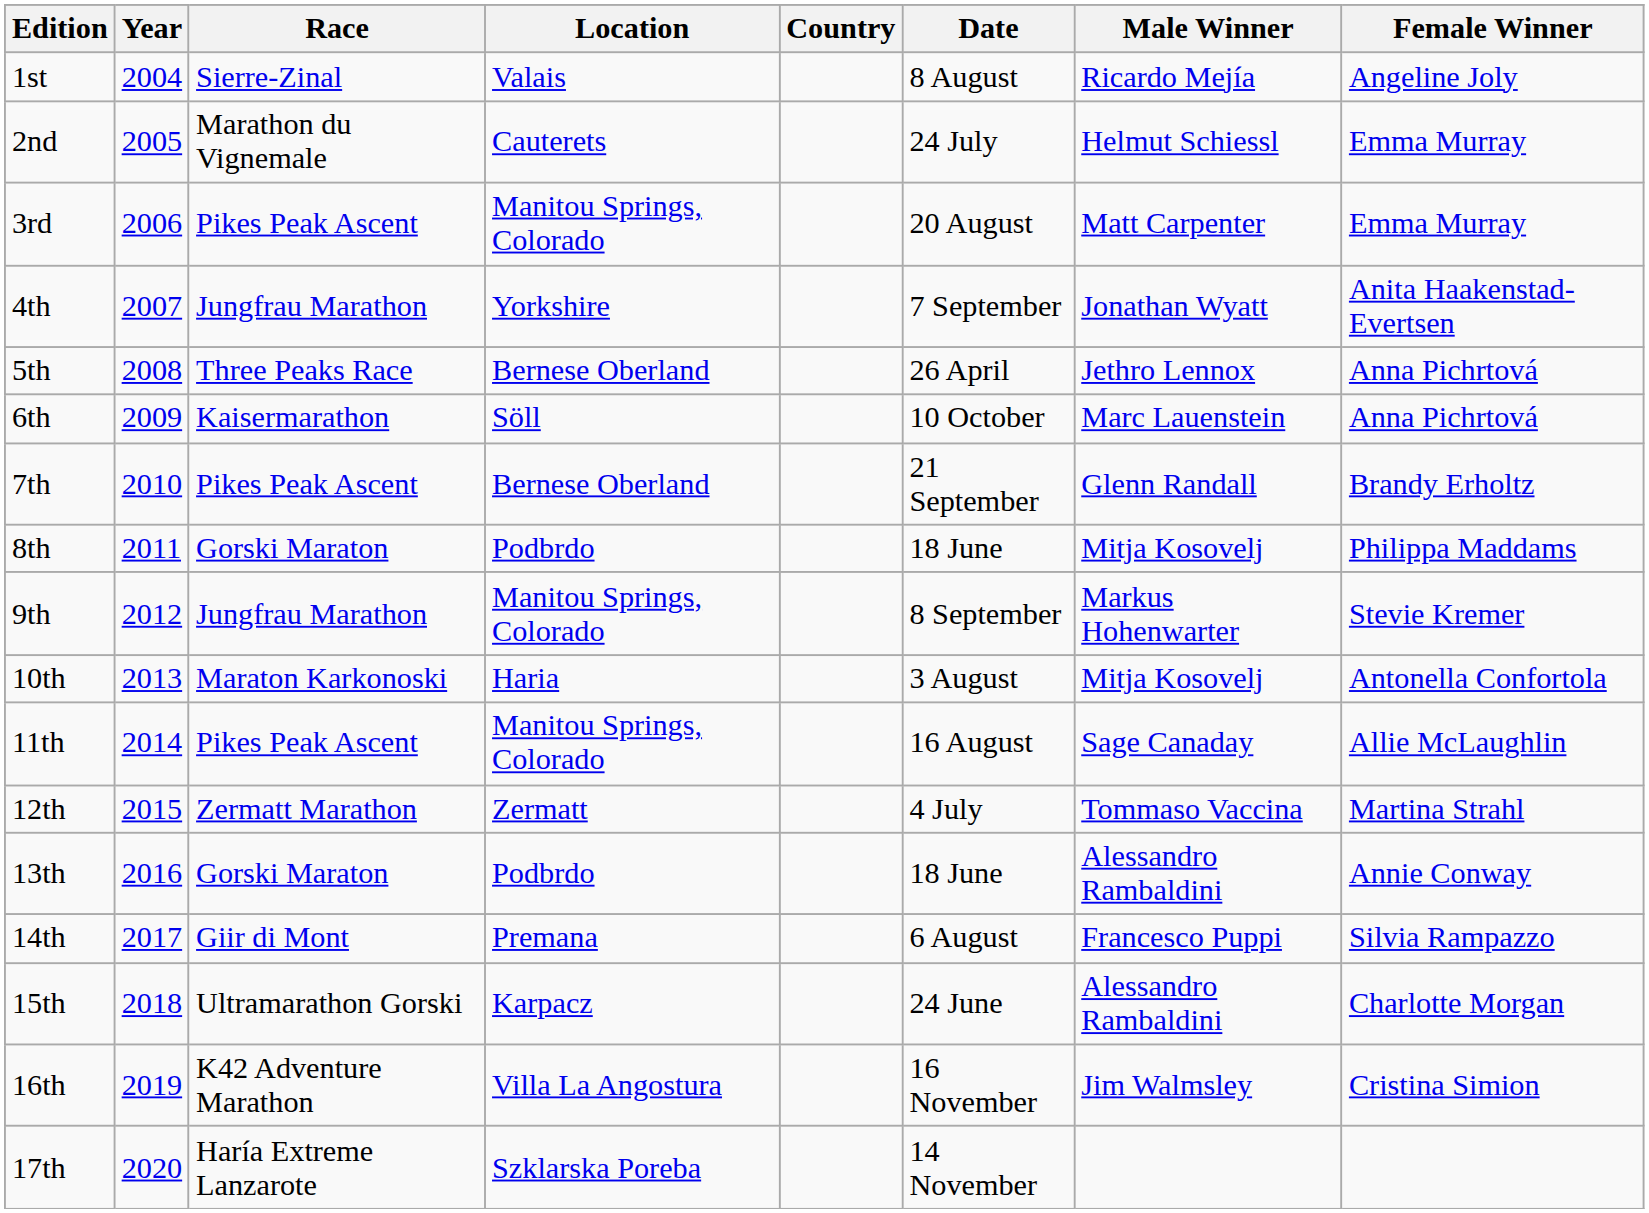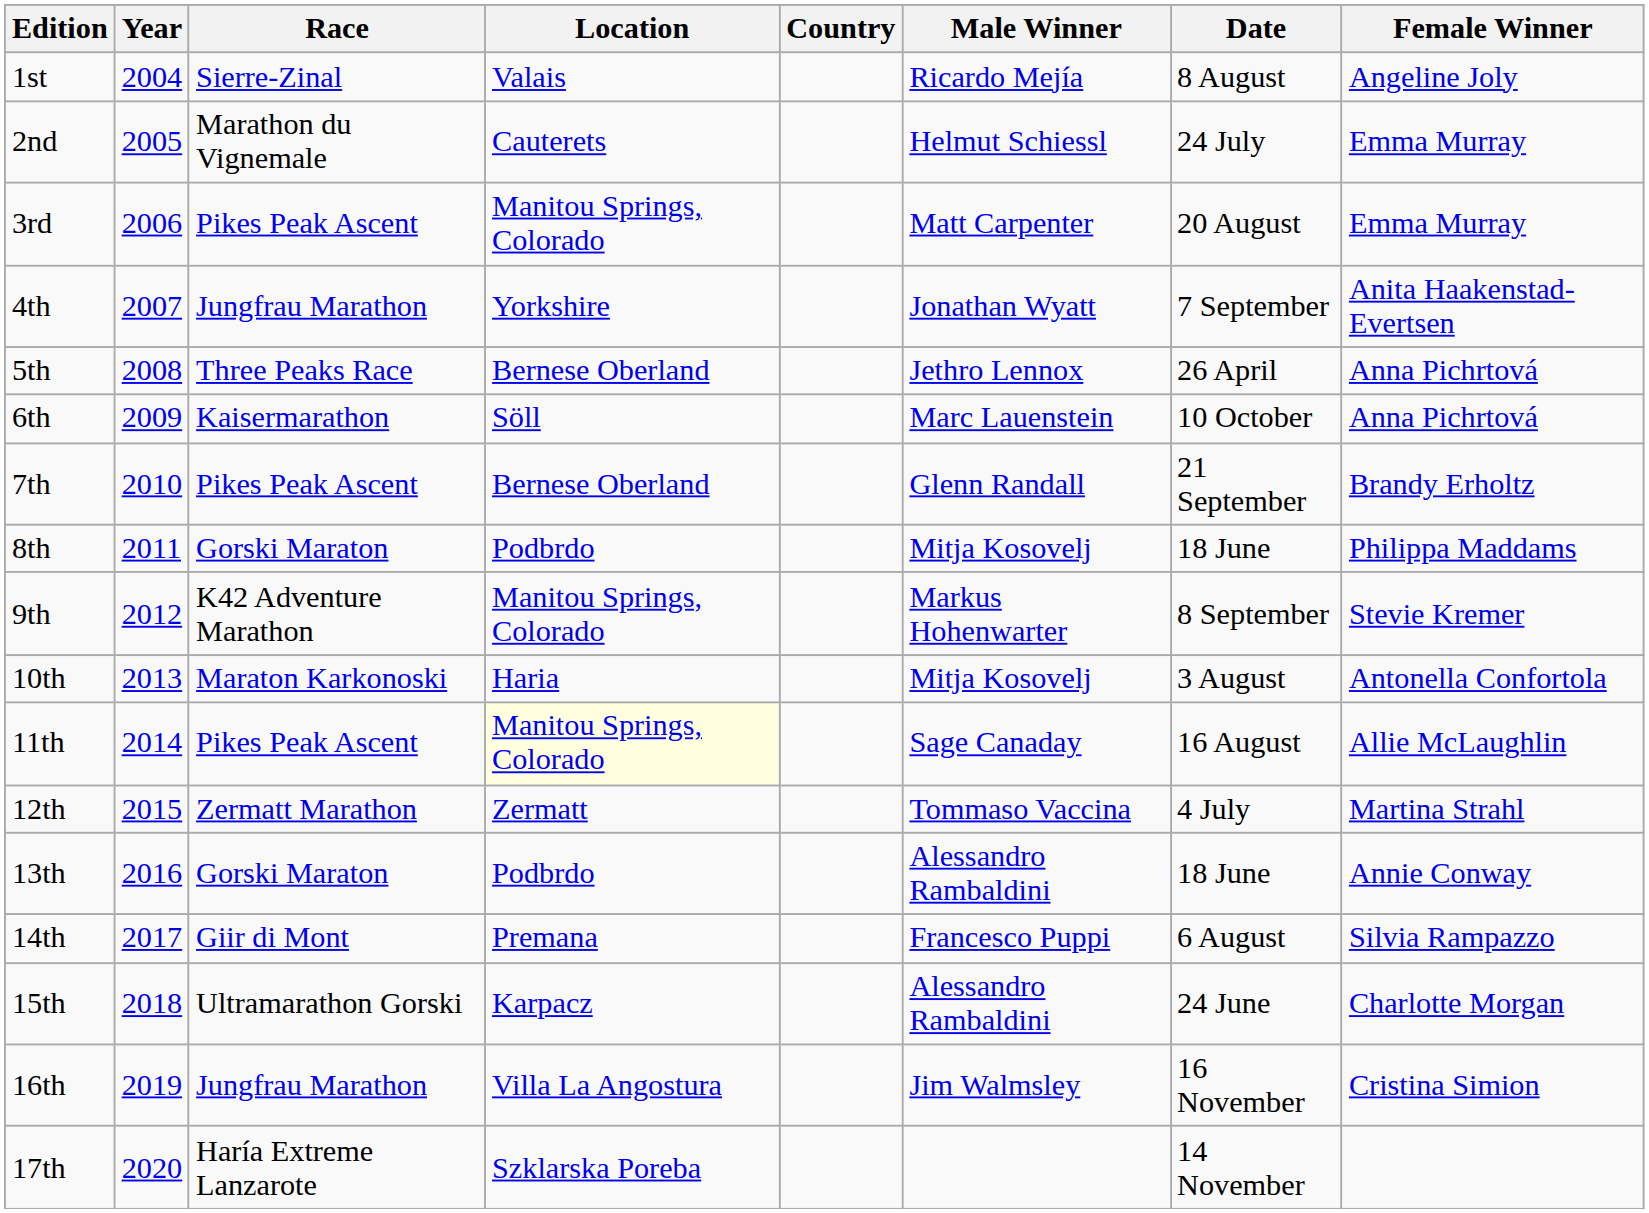columns swapped: (988, 28) <-> (1208, 28)
(312, 613) Jungfrau Marathon -> (289, 613) K42 Adventure Marathon
(597, 743) no background -> (597, 743) lightyellow background
(289, 1084) K42 Adventure Marathon -> (312, 1084) Jungfrau Marathon
